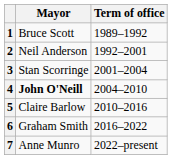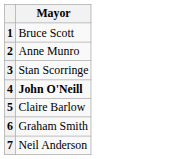- column: (129, 13)
(53, 51) Neil Anderson -> (49, 51) Anne Munro
(49, 145) Anne Munro -> (53, 145) Neil Anderson
